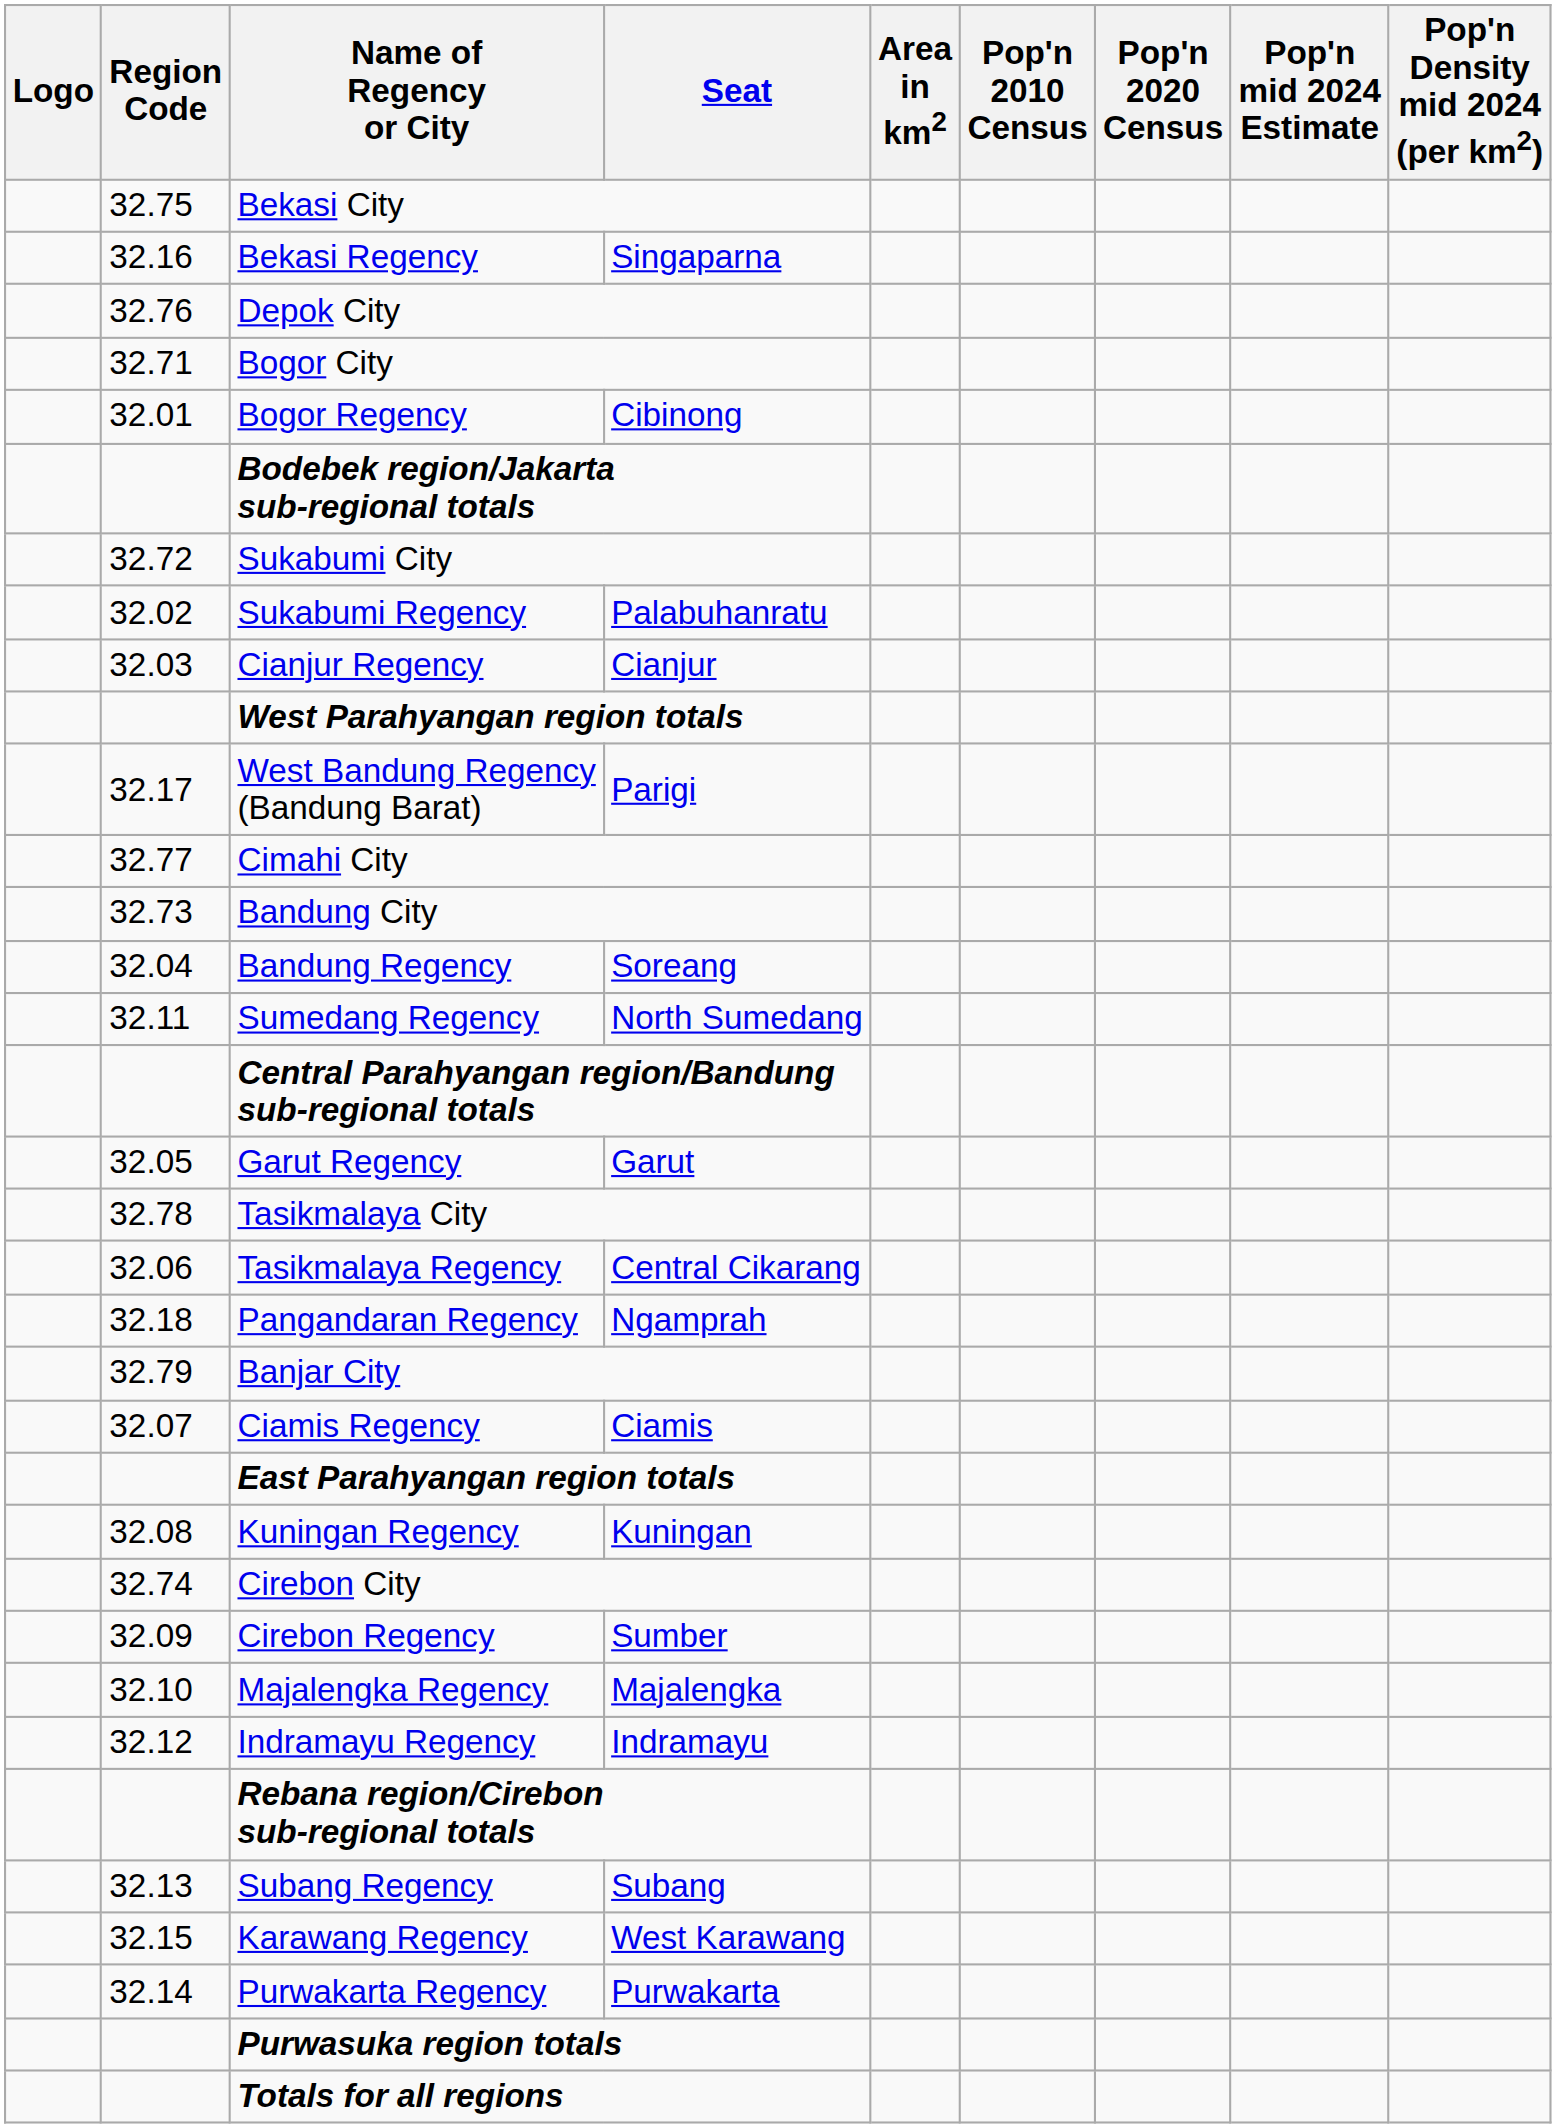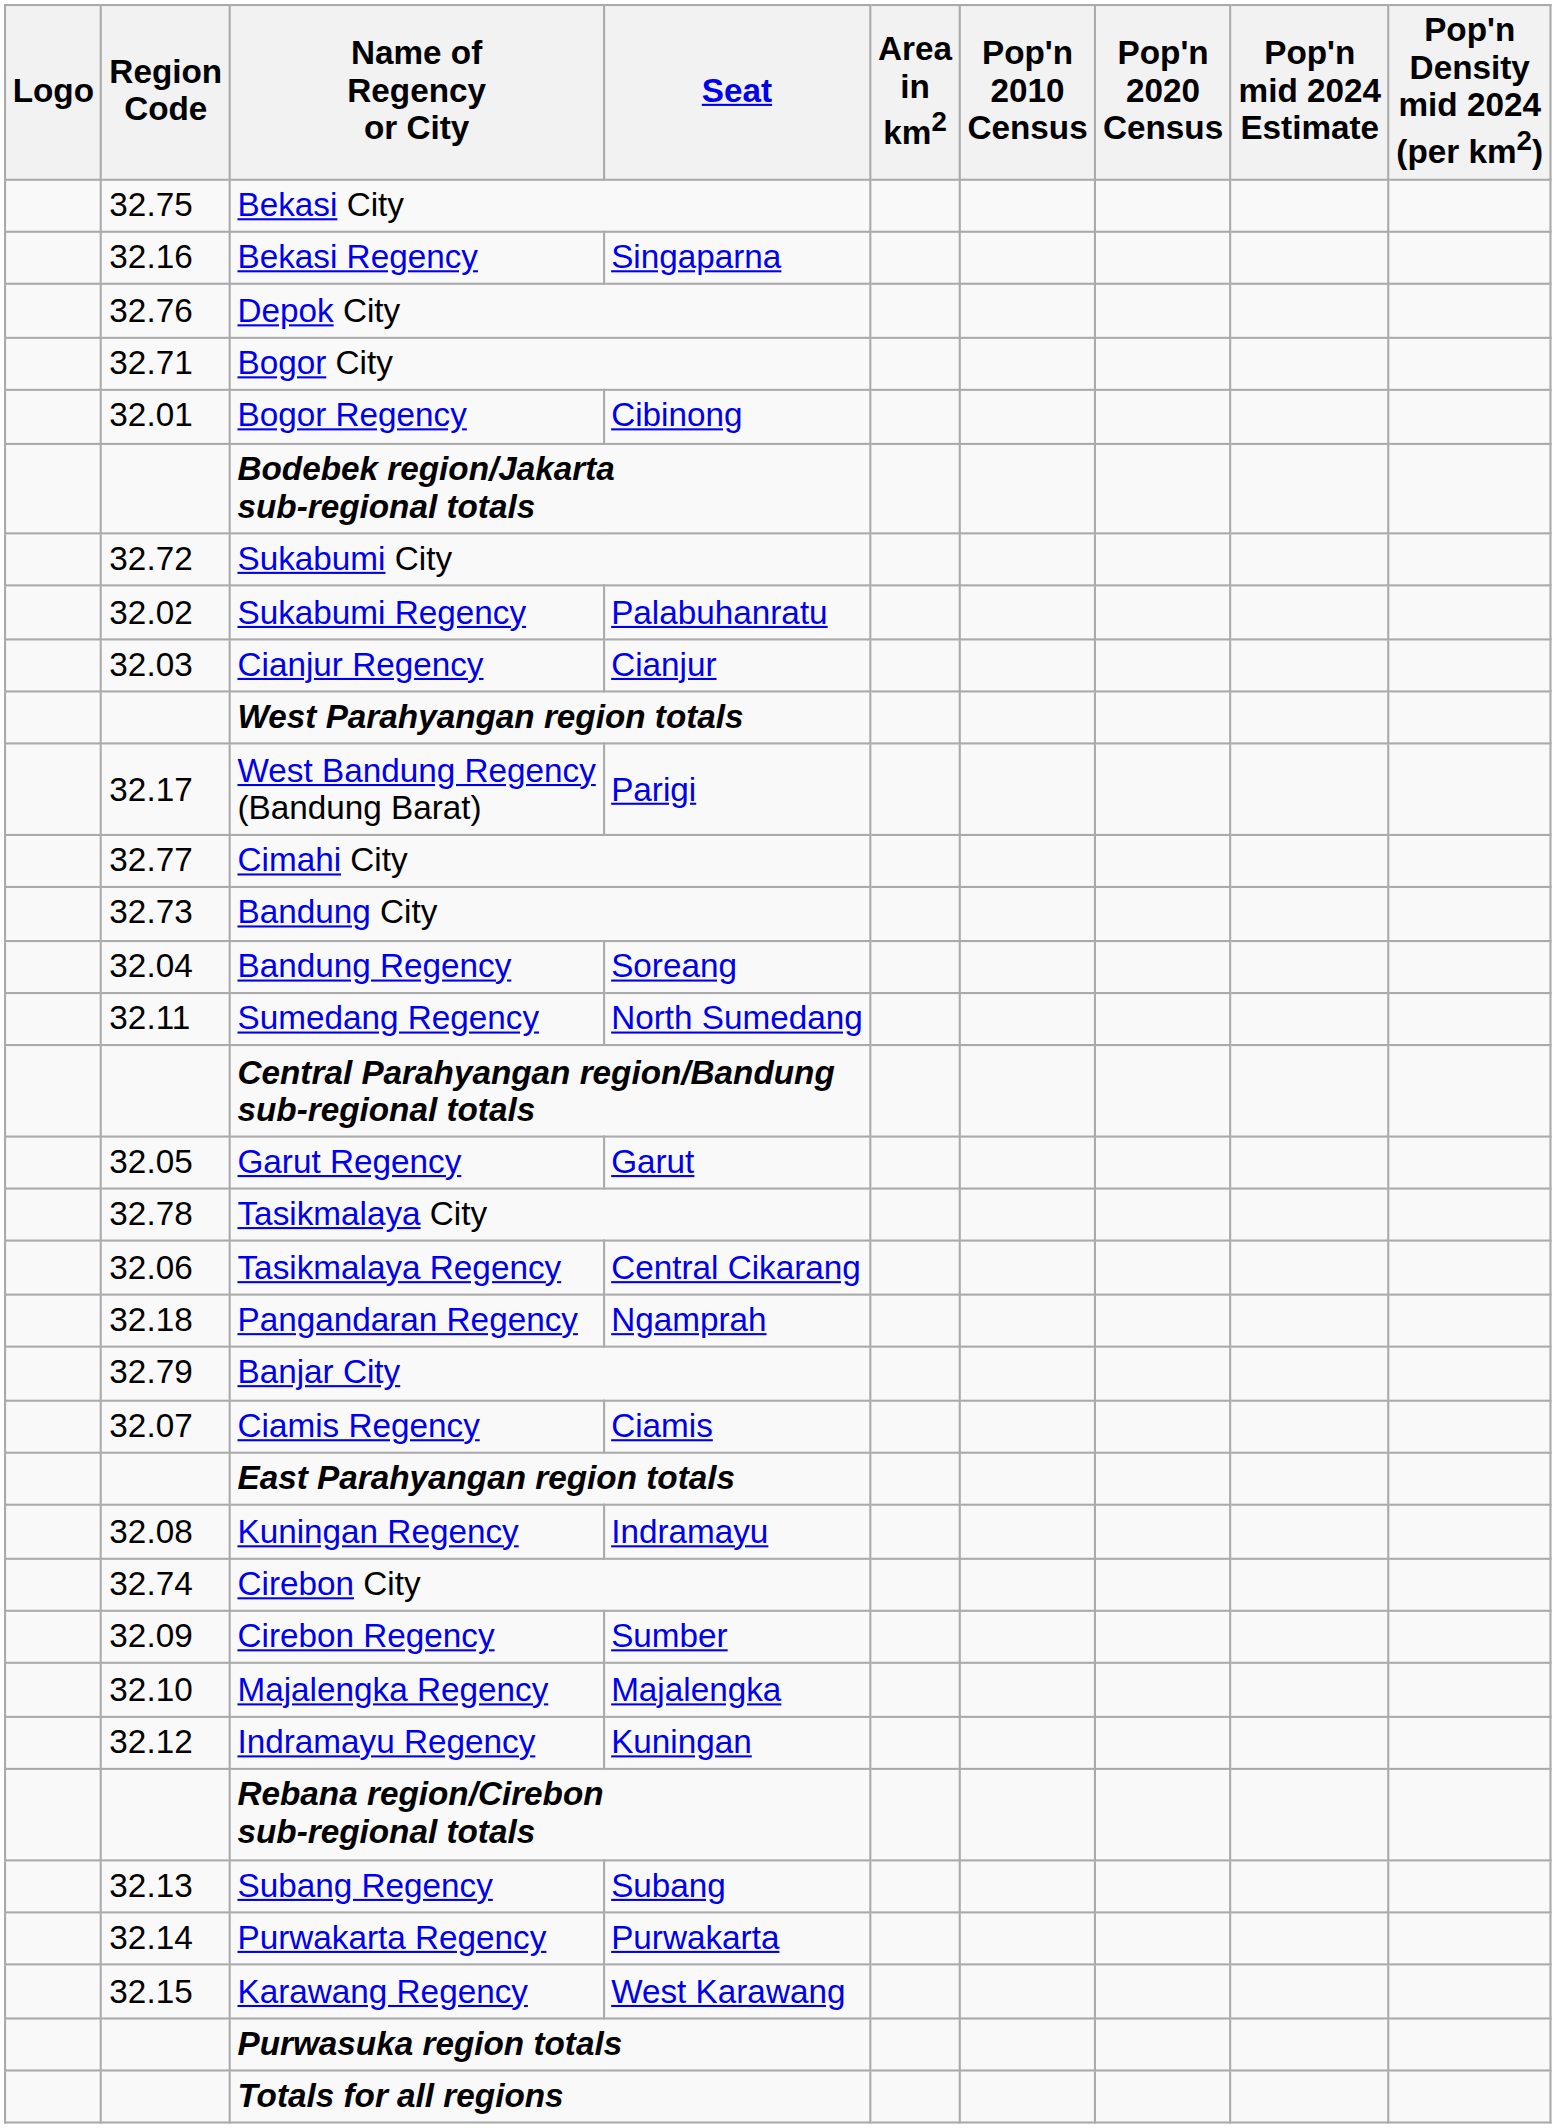(681, 1531) Kuningan -> (690, 1531) Indramayu
(690, 1742) Indramayu -> (681, 1742) Kuningan
rows swapped: (392, 1990) <-> (383, 1938)
